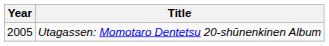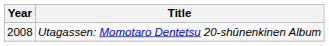(20, 31) 2005 -> (20, 31) 2008
